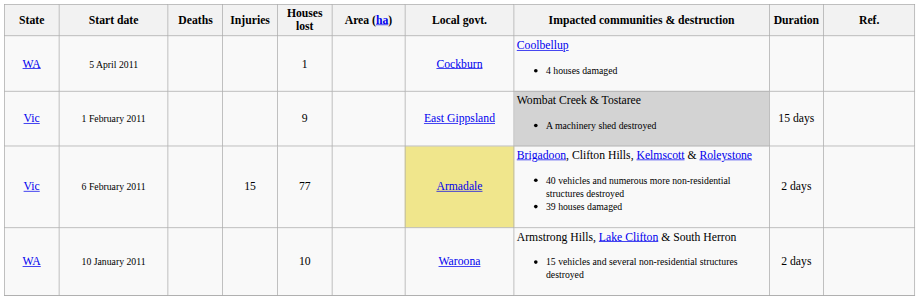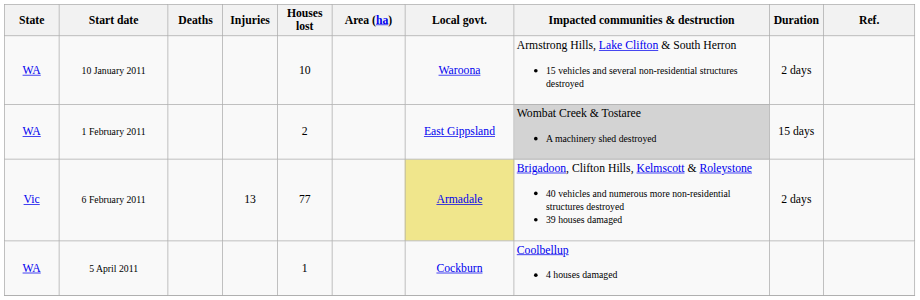rows swapped: (114, 262) <-> (114, 64)
(32, 118) Vic -> (32, 131) WA
(305, 118) 9 -> (305, 131) 2
(250, 186) 15 -> (250, 200) 13
